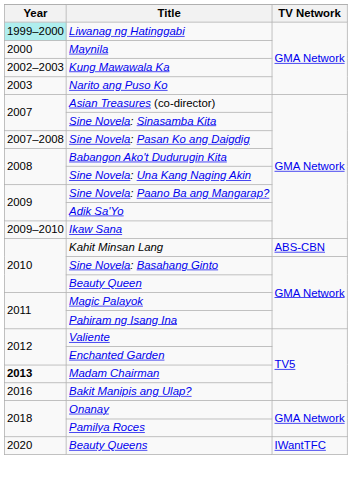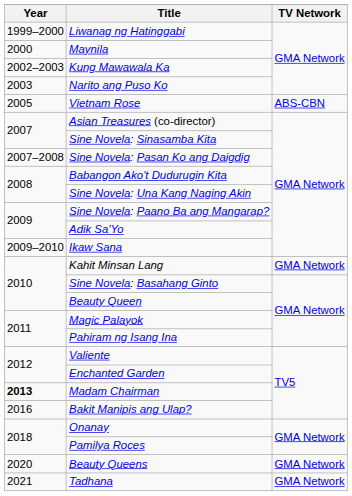(35, 31) paleturquoise background -> (35, 31) no background
+ row: (105, 103)
(300, 247) ABS-CBN -> (310, 265) GMA Network
(300, 445) IWantTFC -> (310, 463) GMA Network
+ row: (91, 481)
